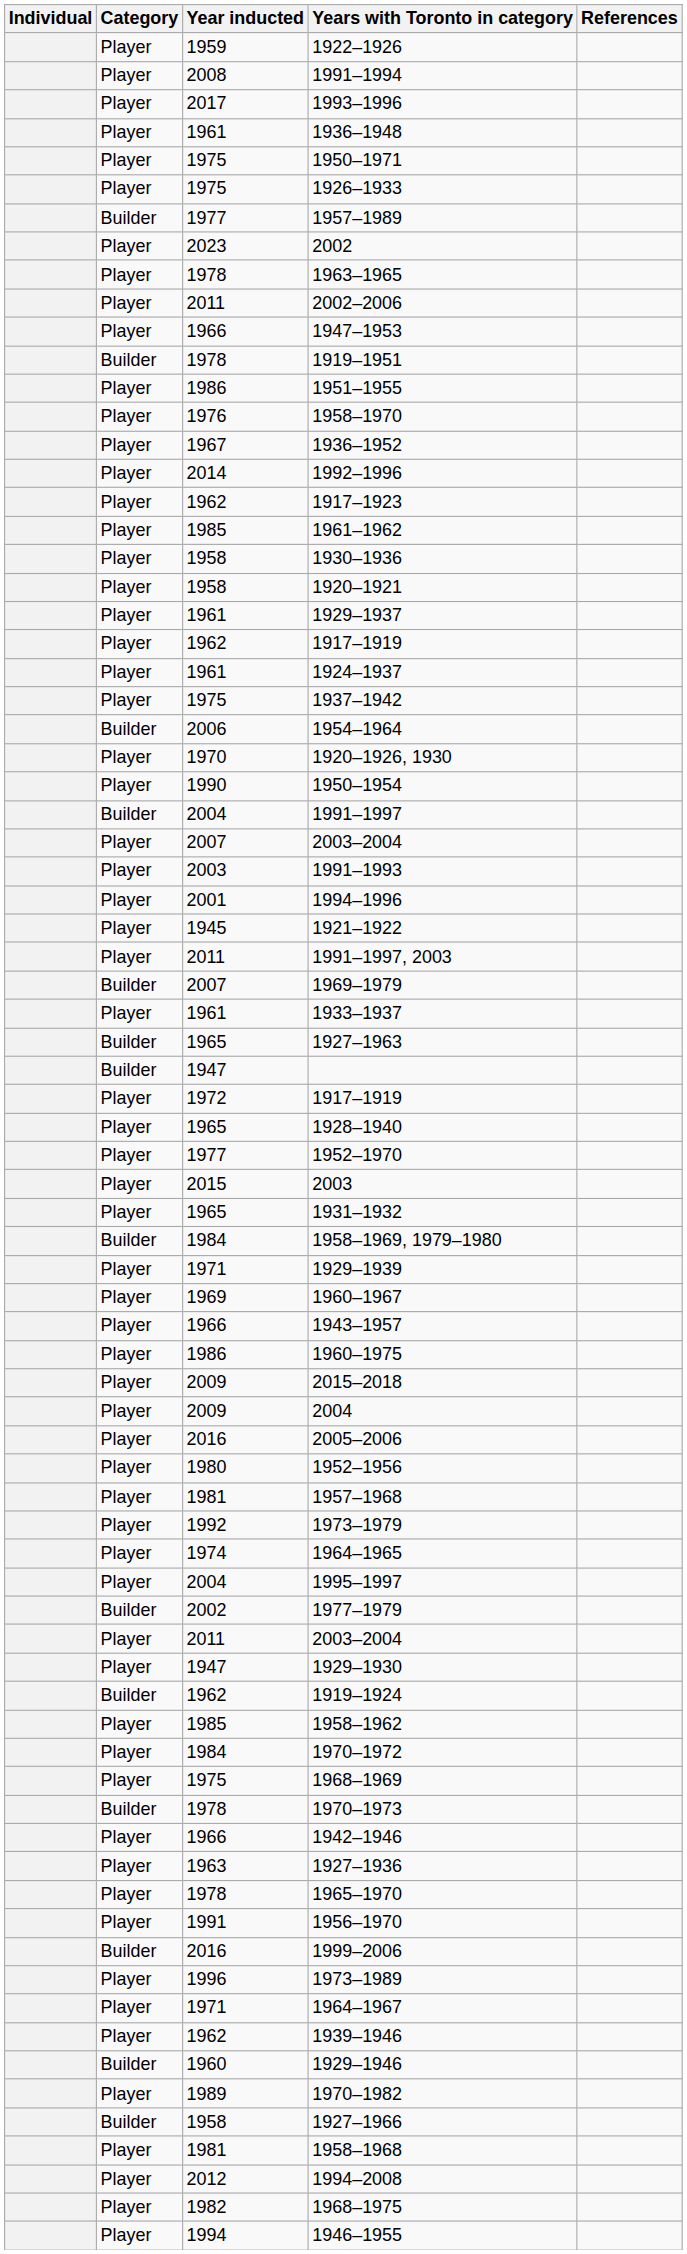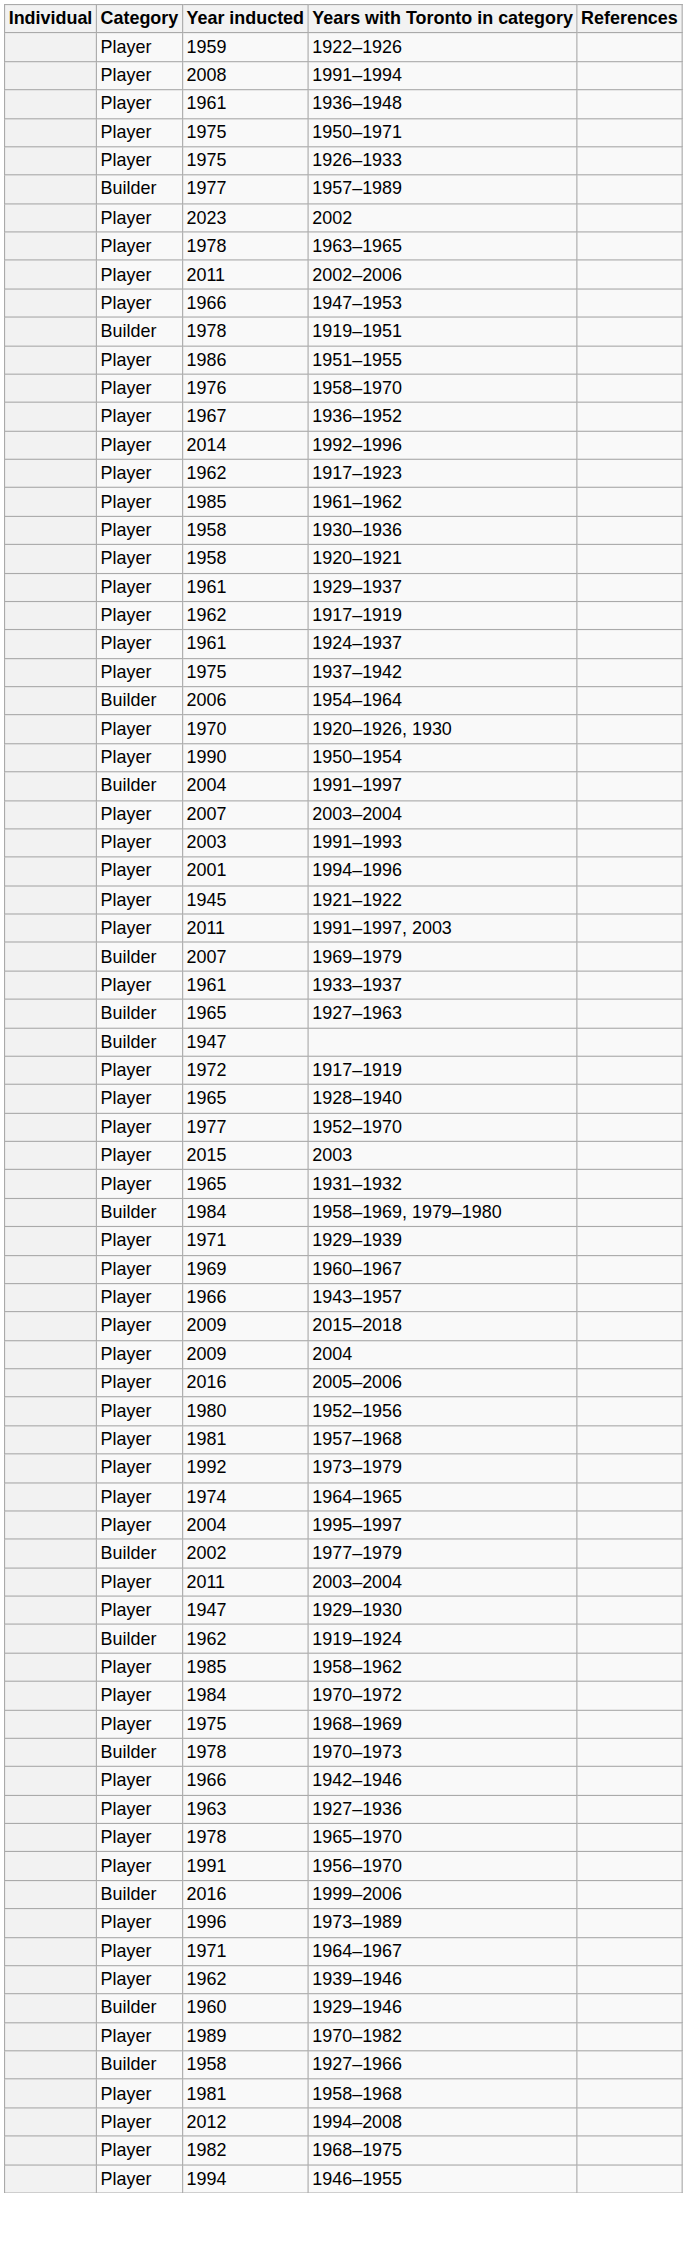- row: (206, 103)
- row: (206, 1354)
